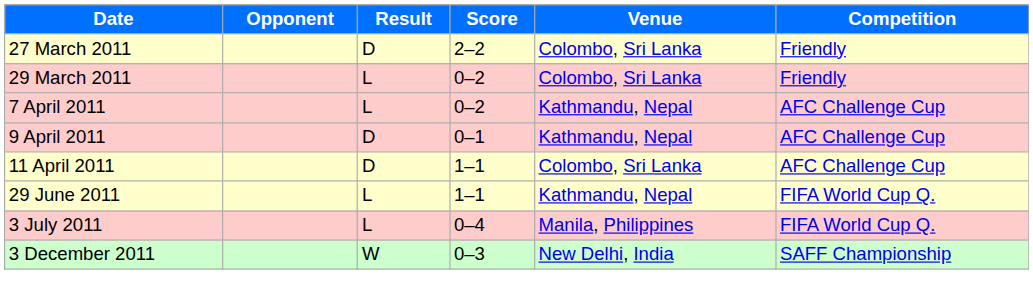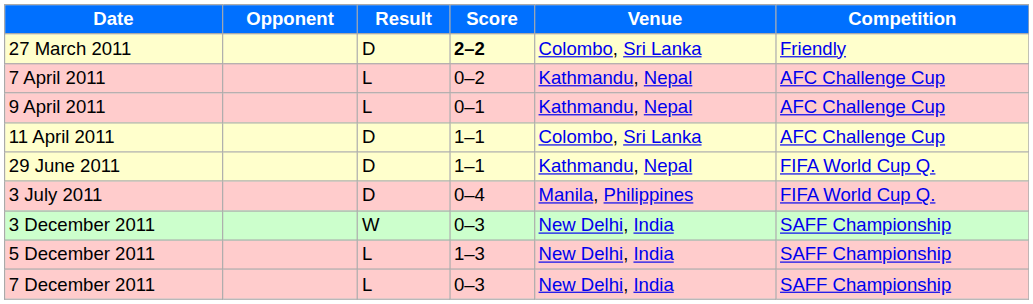(469, 48) normal -> (469, 48) bold
- row: (70, 78)
(369, 136) D -> (367, 107) L
(367, 195) L -> (369, 166) D
(367, 225) L -> (369, 195) D
+ row: (82, 254)
+ row: (82, 284)
